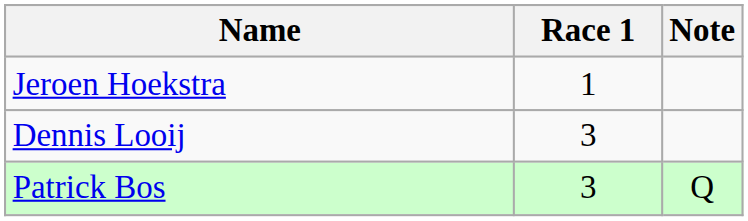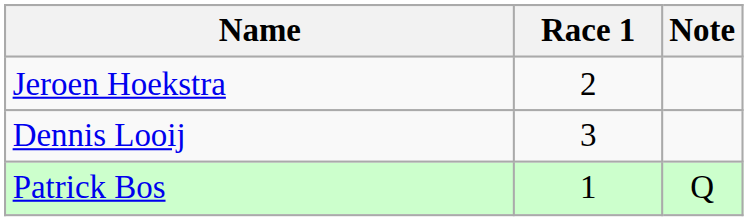(588, 82) 1 -> (588, 82) 2
(588, 187) 3 -> (588, 187) 1
